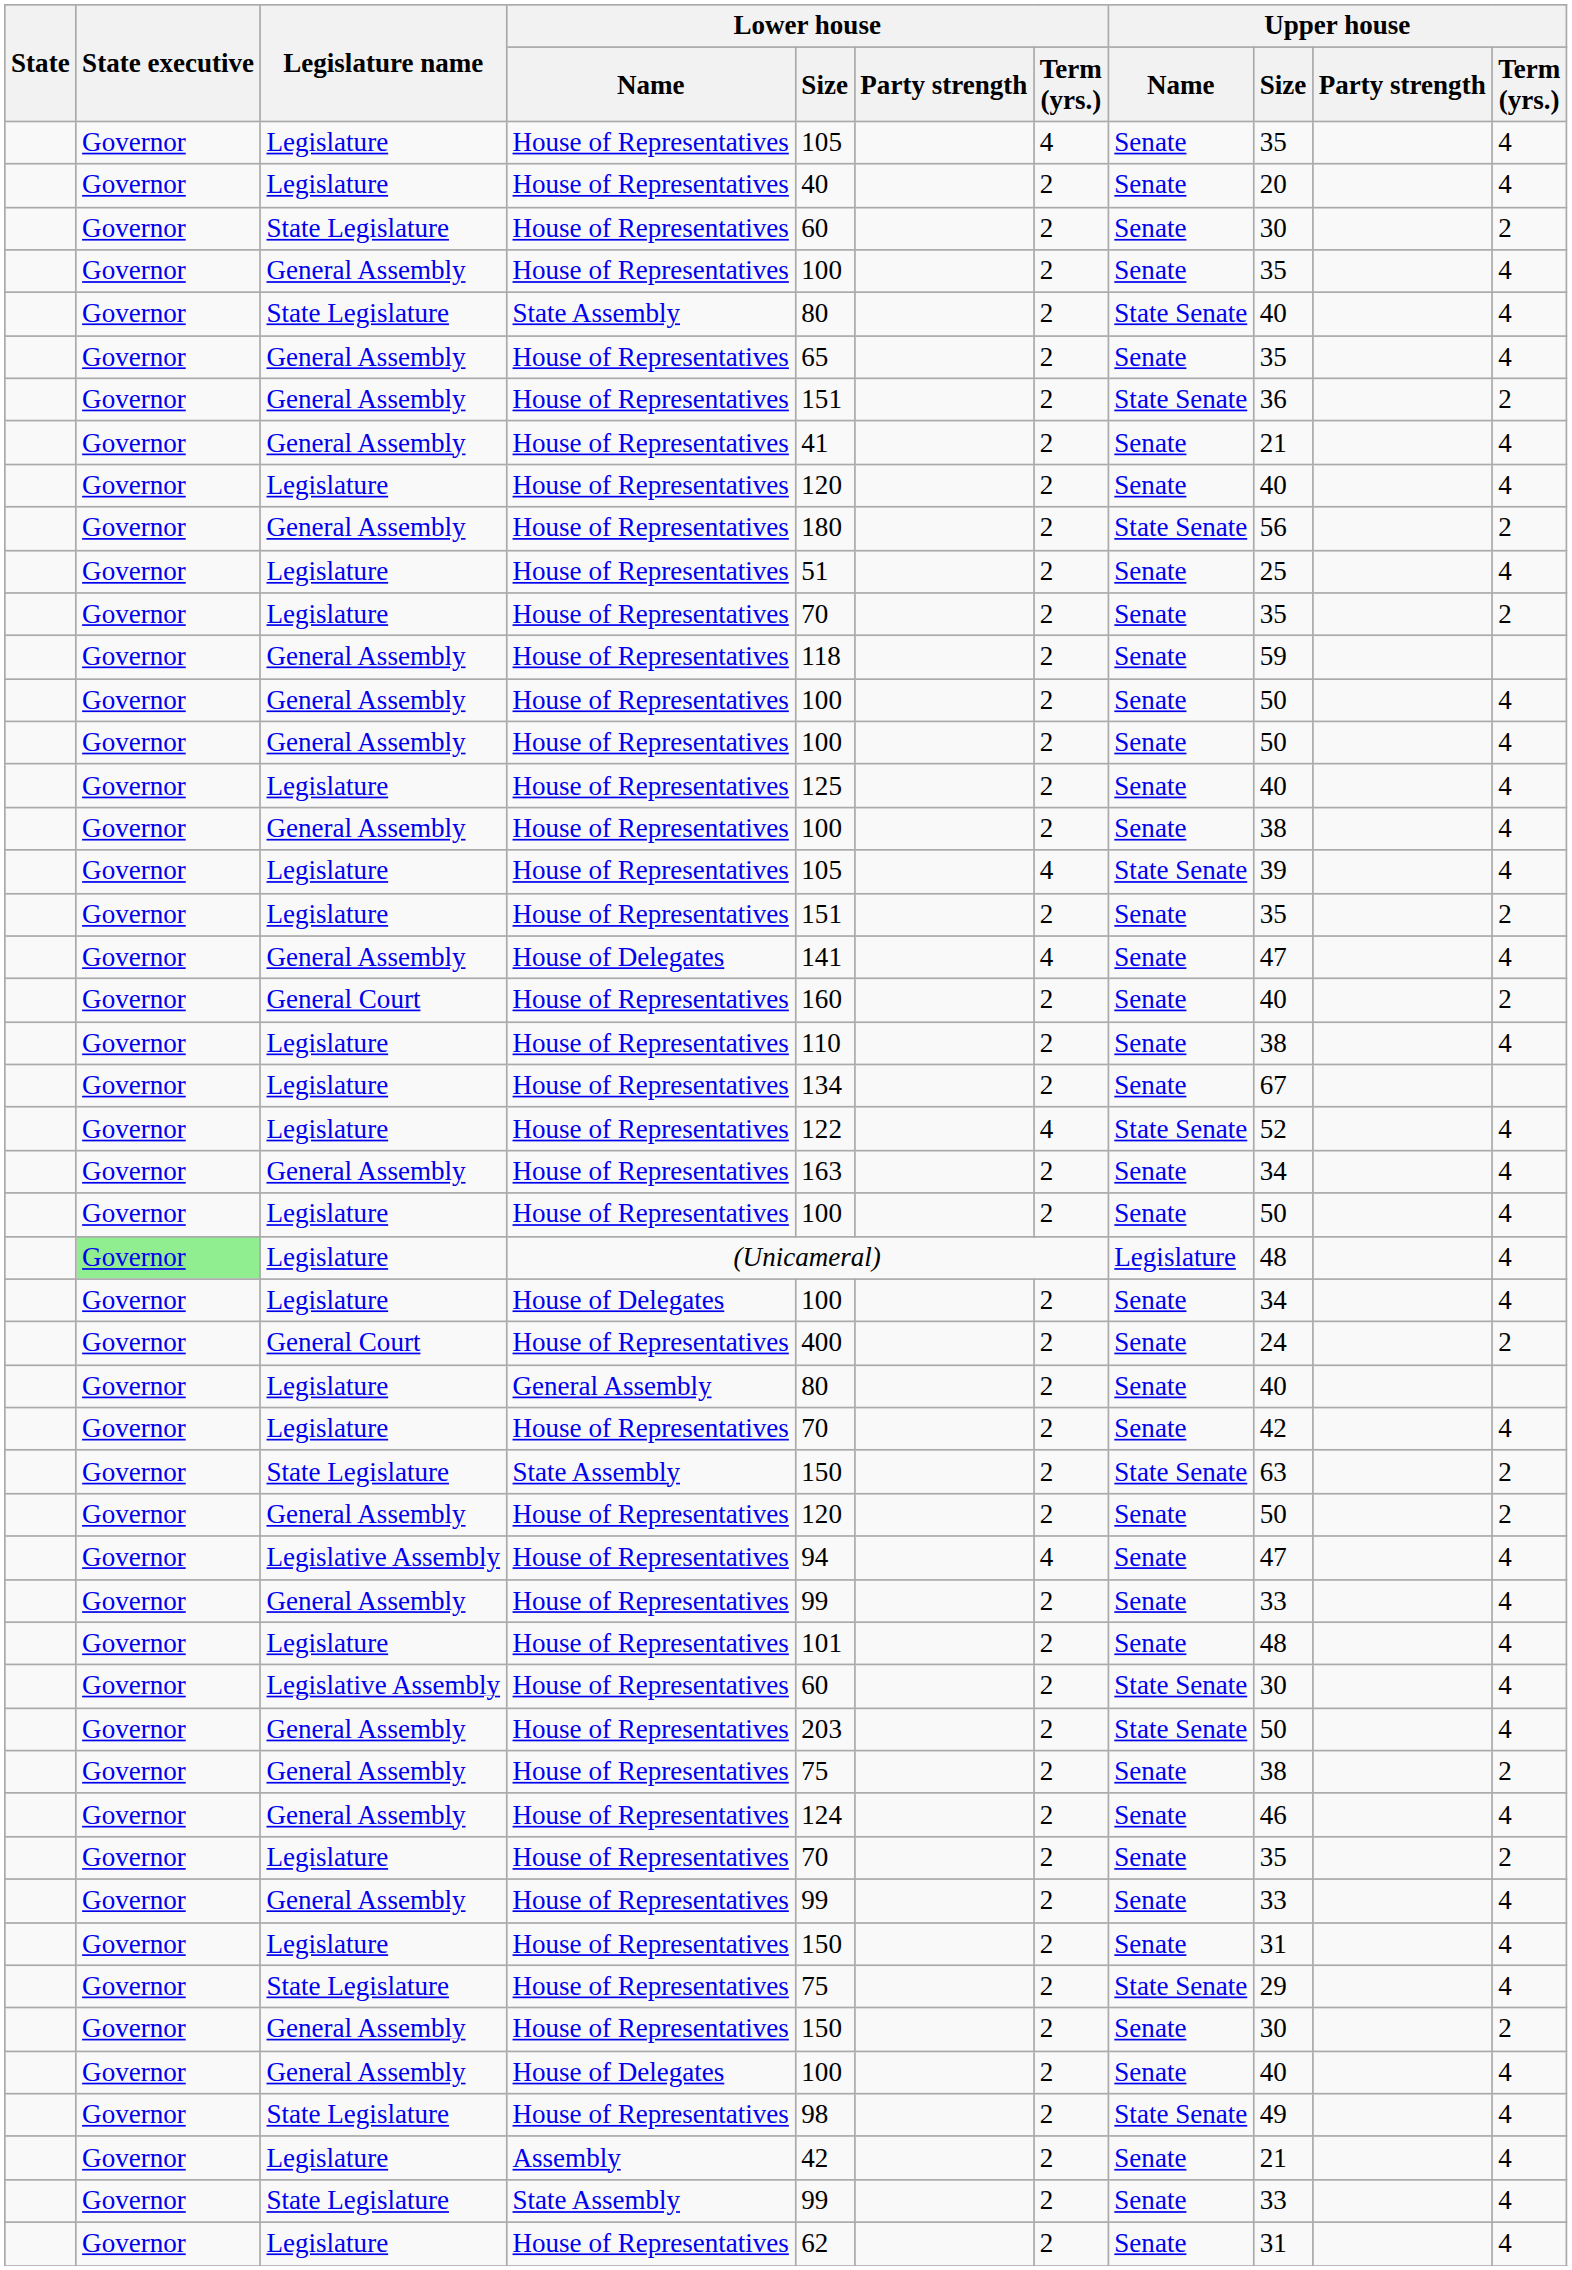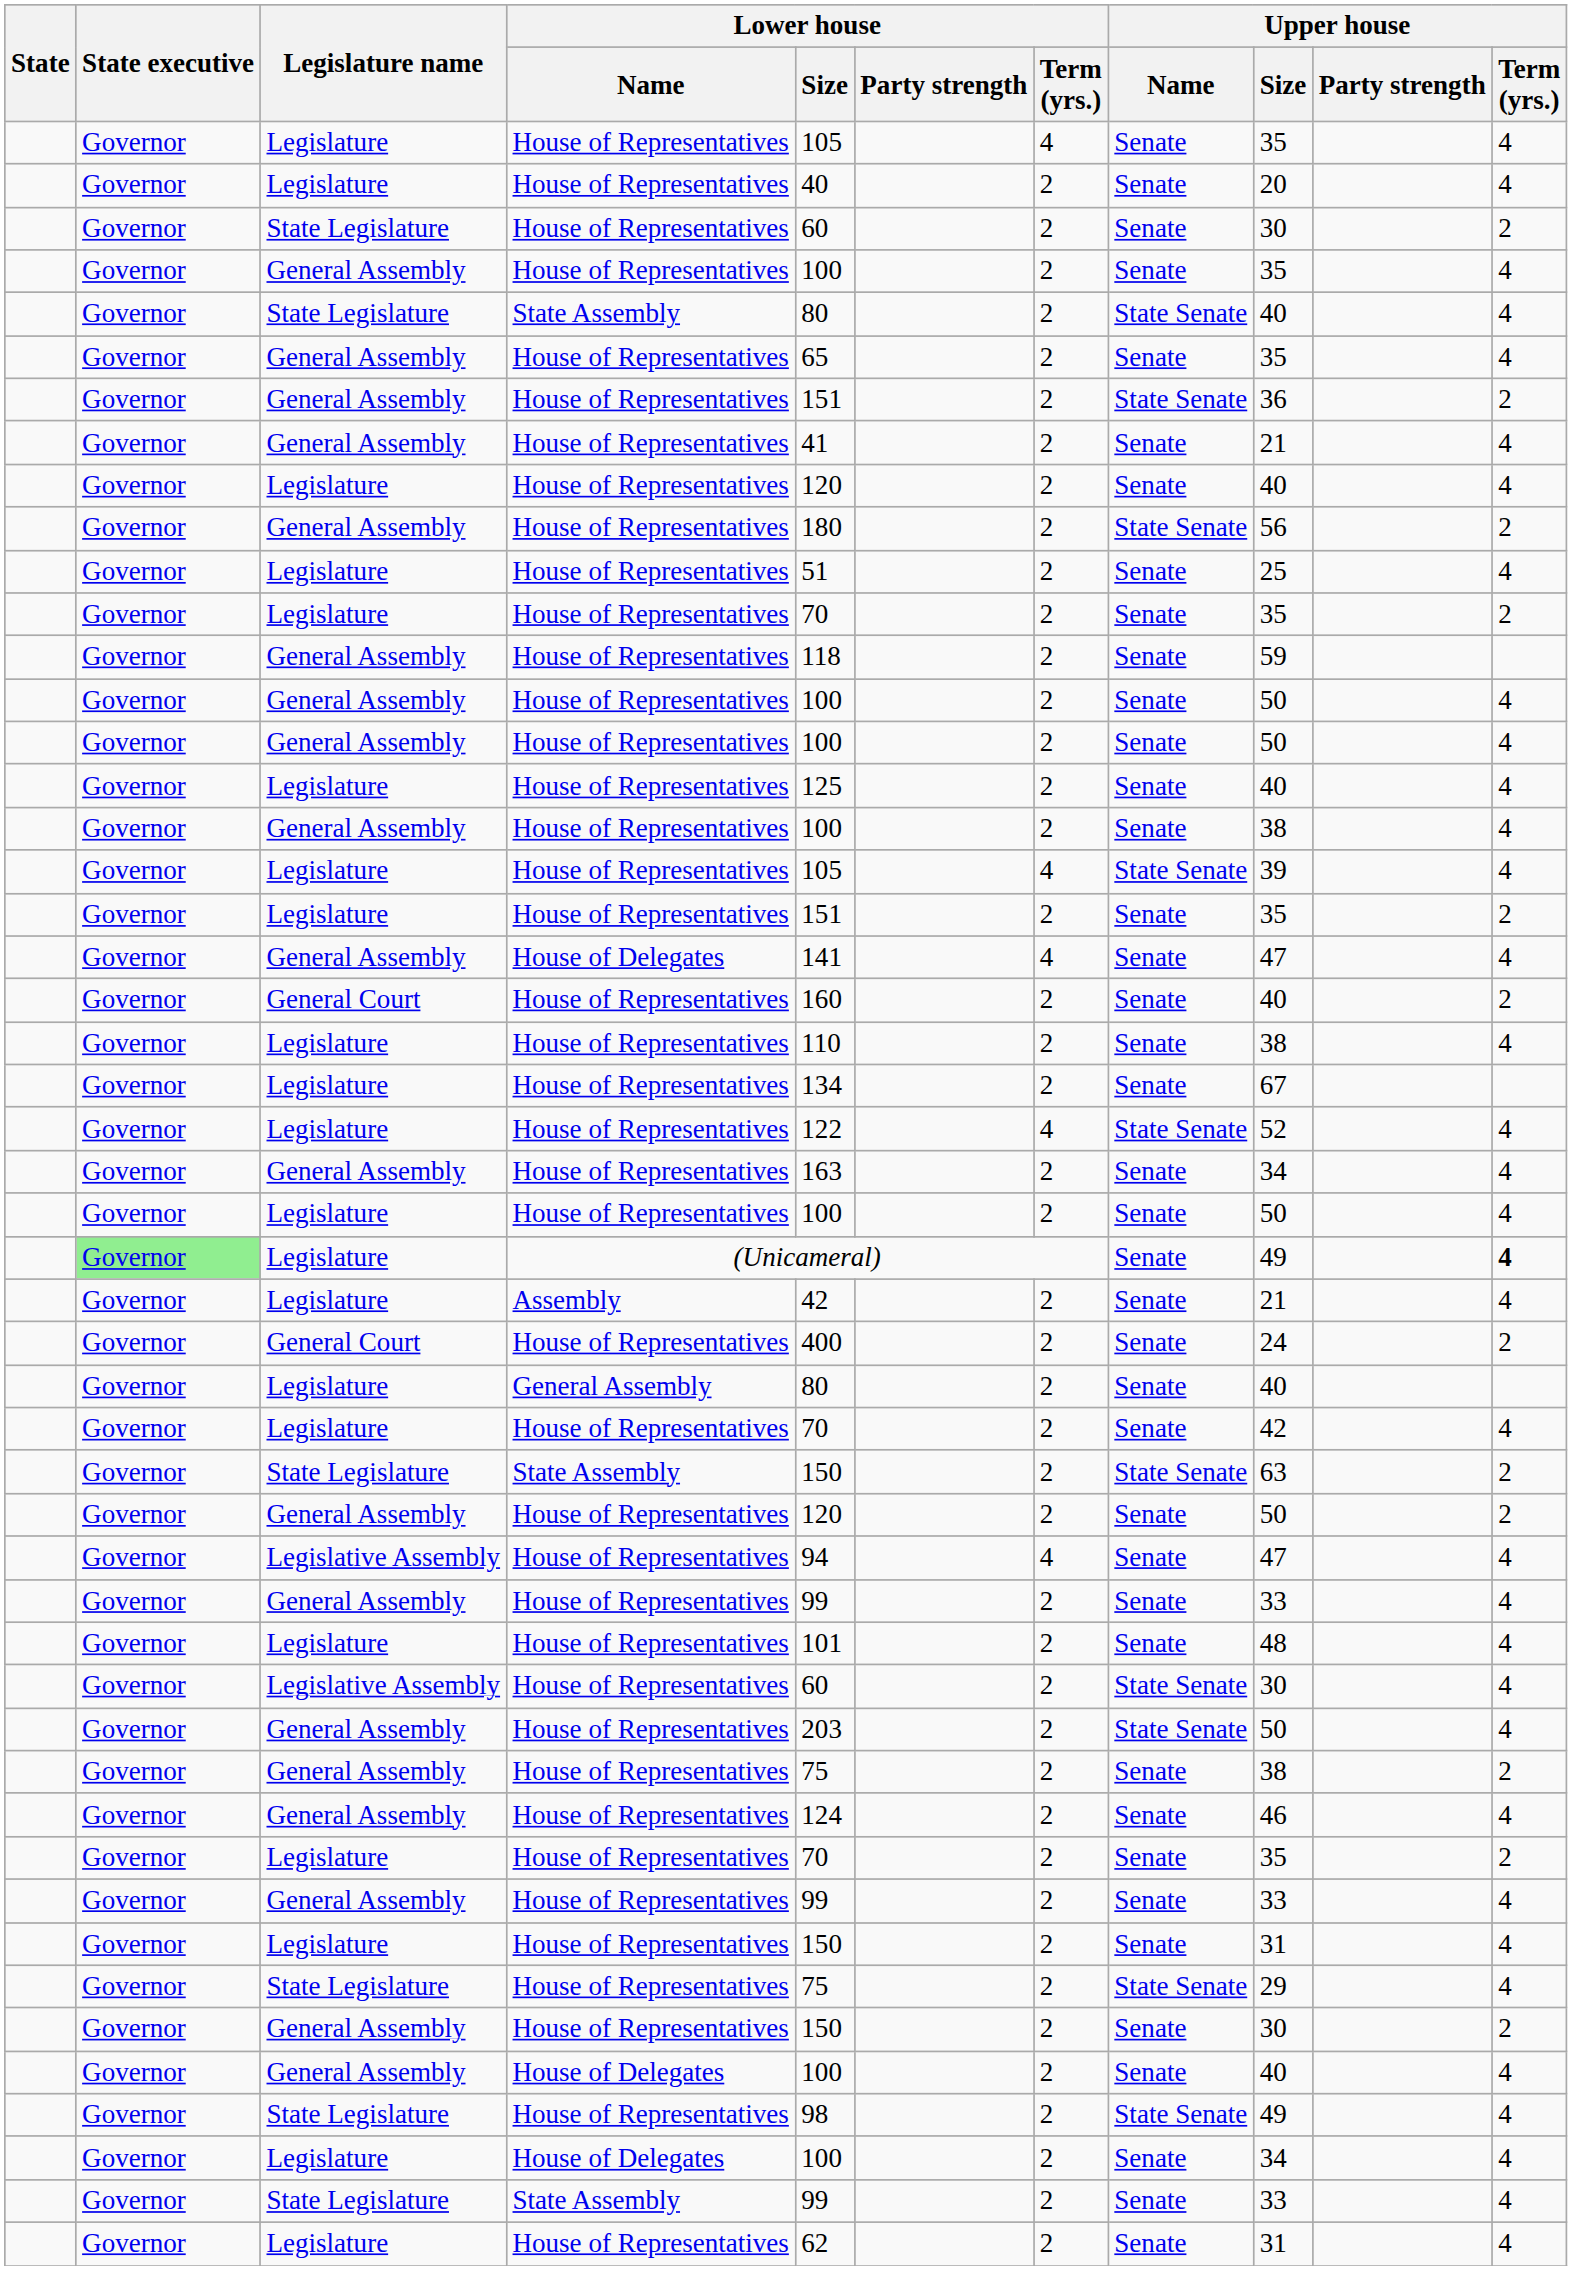(1175, 1257) Legislature -> (1150, 1257) Senate
(1273, 1257) 48 -> (1273, 1257) 49
(1505, 1257) normal -> (1505, 1257) bold
rows swapped: (327, 2157) <-> (327, 1299)
